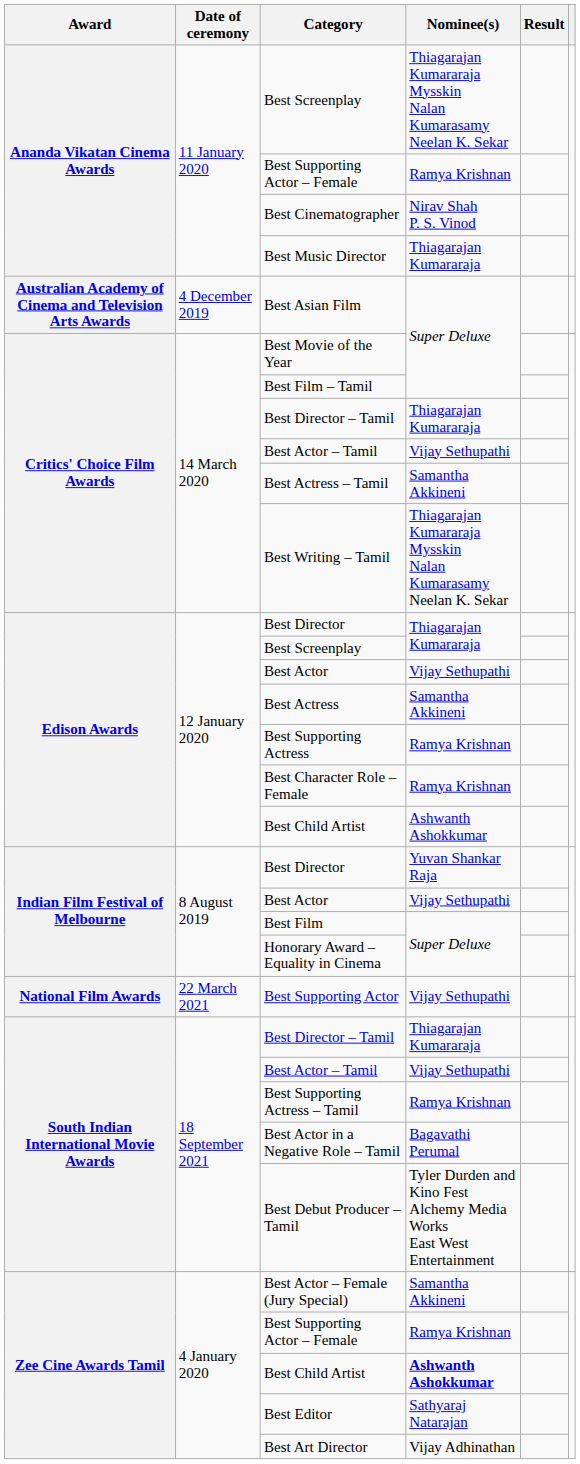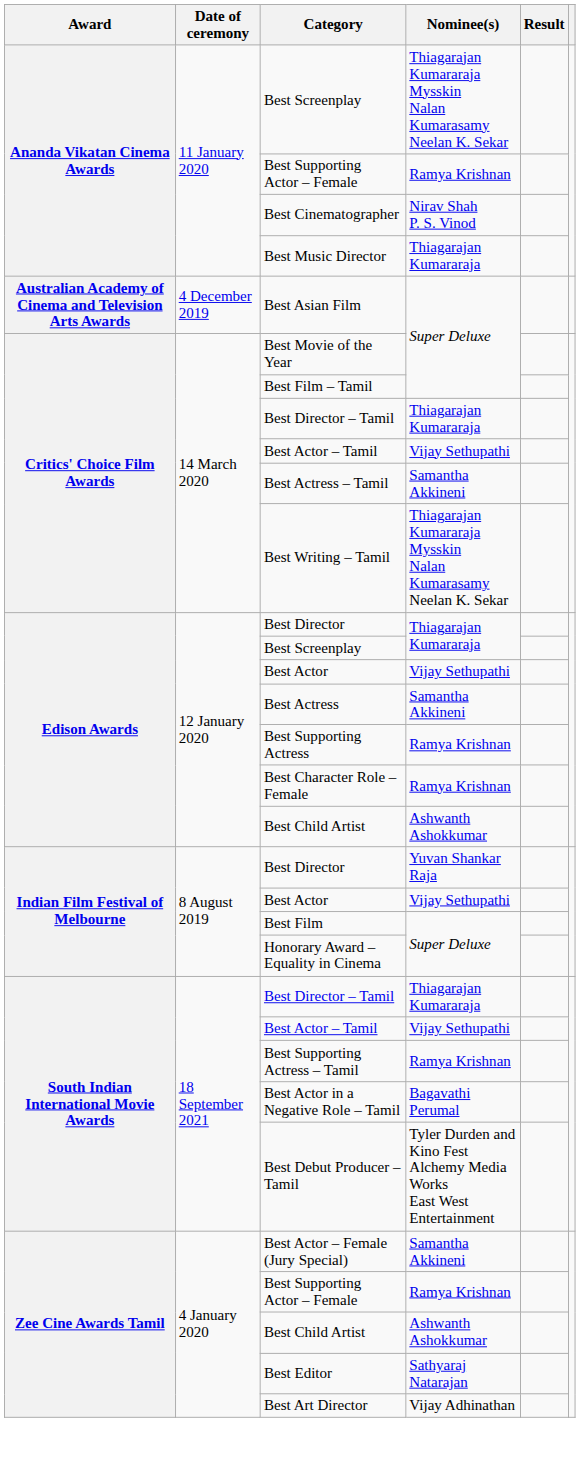- row: (90, 996)
(452, 1373) bold -> (448, 1332) normal
